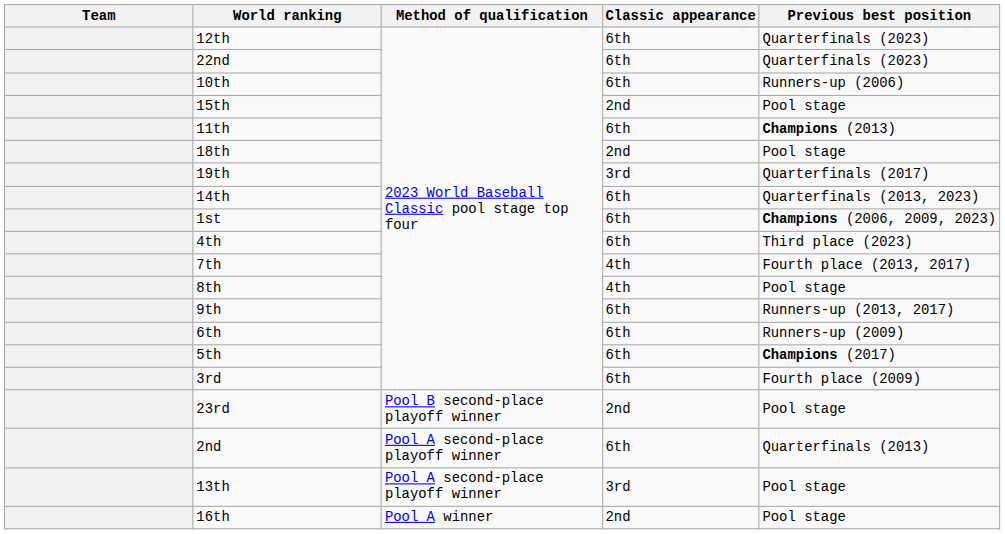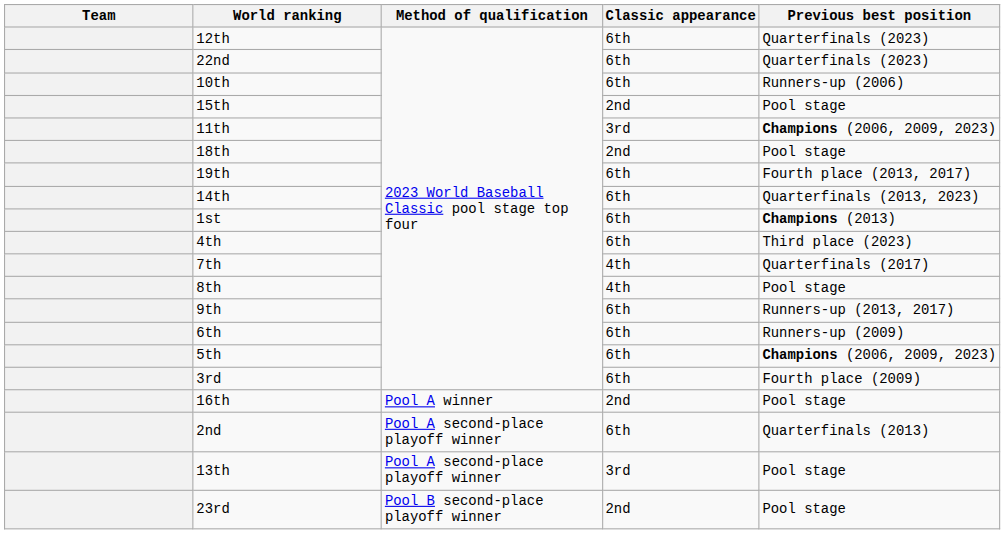(618, 129) 6th -> (618, 129) 3rd
(829, 129) Champions (2013) -> (879, 129) Champions (2006, 2009, 2023)
(618, 175) 3rd -> (618, 175) 6th
(846, 175) Quarterfinals (2017) -> (867, 175) Fourth place (2013, 2017)
(879, 220) Champions (2006, 2009, 2023) -> (829, 220) Champions (2013)
(867, 265) Fourth place (2013, 2017) -> (846, 265) Quarterfinals (2017)
(829, 356) Champions (2017) -> (879, 356) Champions (2006, 2009, 2023)
rows swapped: (213, 517) <-> (213, 409)
